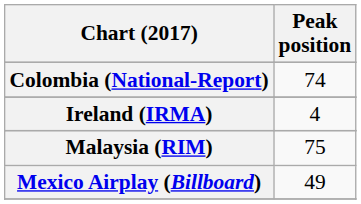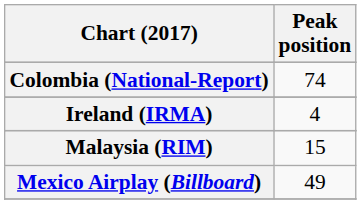(315, 147) 75 -> (315, 147) 15
